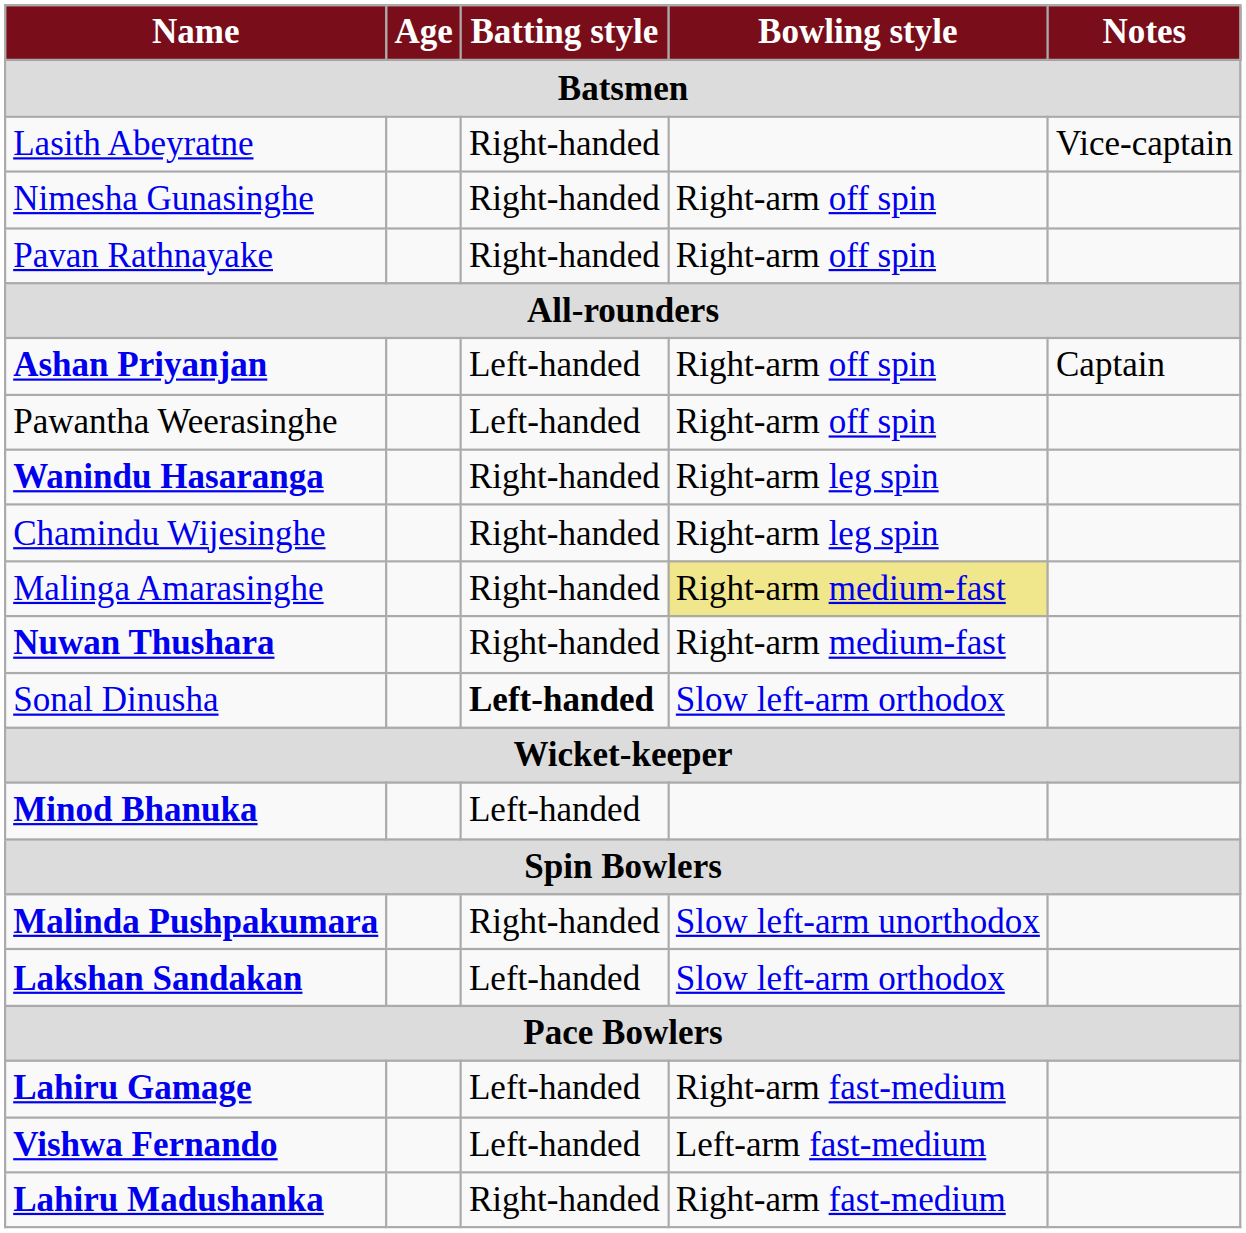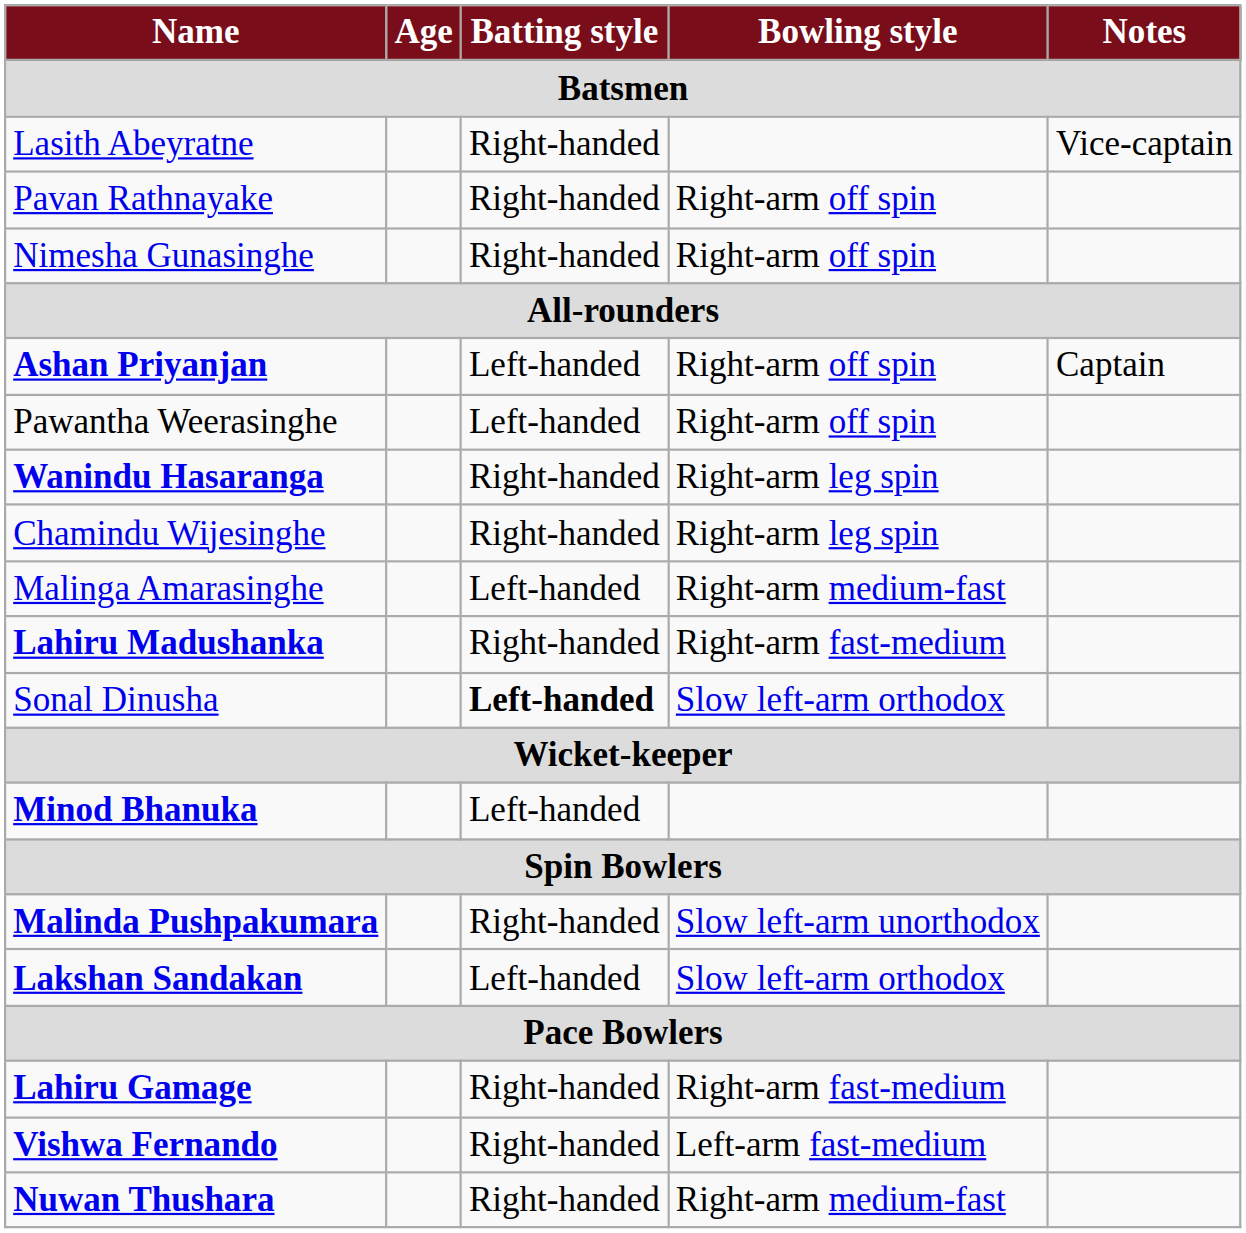rows swapped: (143, 254) <-> (164, 198)
(564, 587) Right-handed -> (555, 587) Left-handed
(841, 587) khaki background -> (841, 587) no background
rows swapped: (168, 1199) <-> (144, 643)
(555, 1088) Left-handed -> (564, 1088) Right-handed
(555, 1143) Left-handed -> (564, 1143) Right-handed
